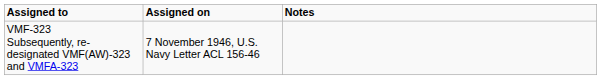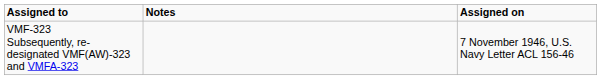columns swapped: (178, 13) <-> (300, 13)
